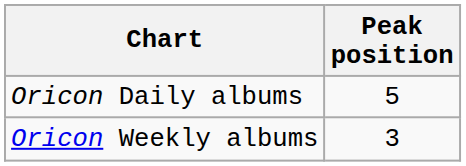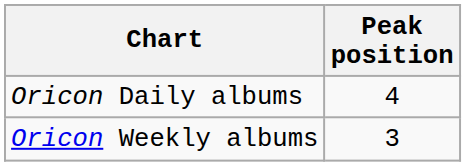(392, 97) 5 -> (392, 97) 4
